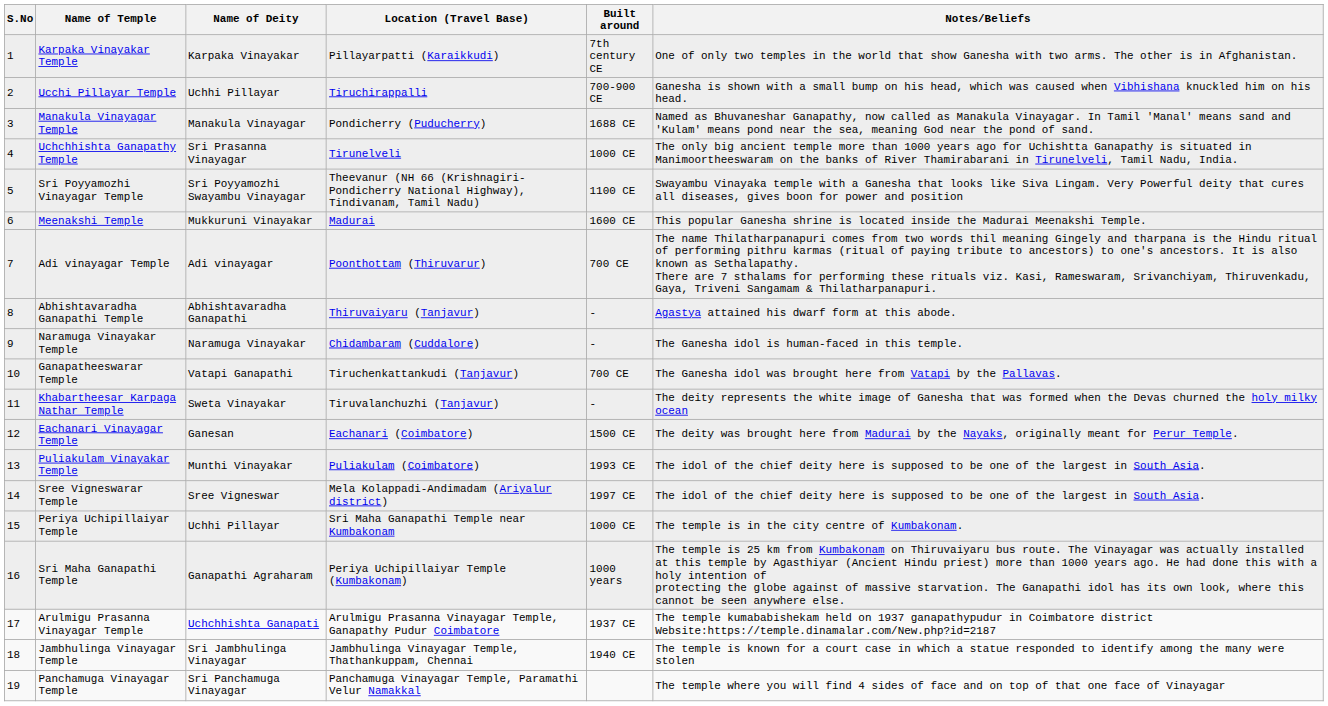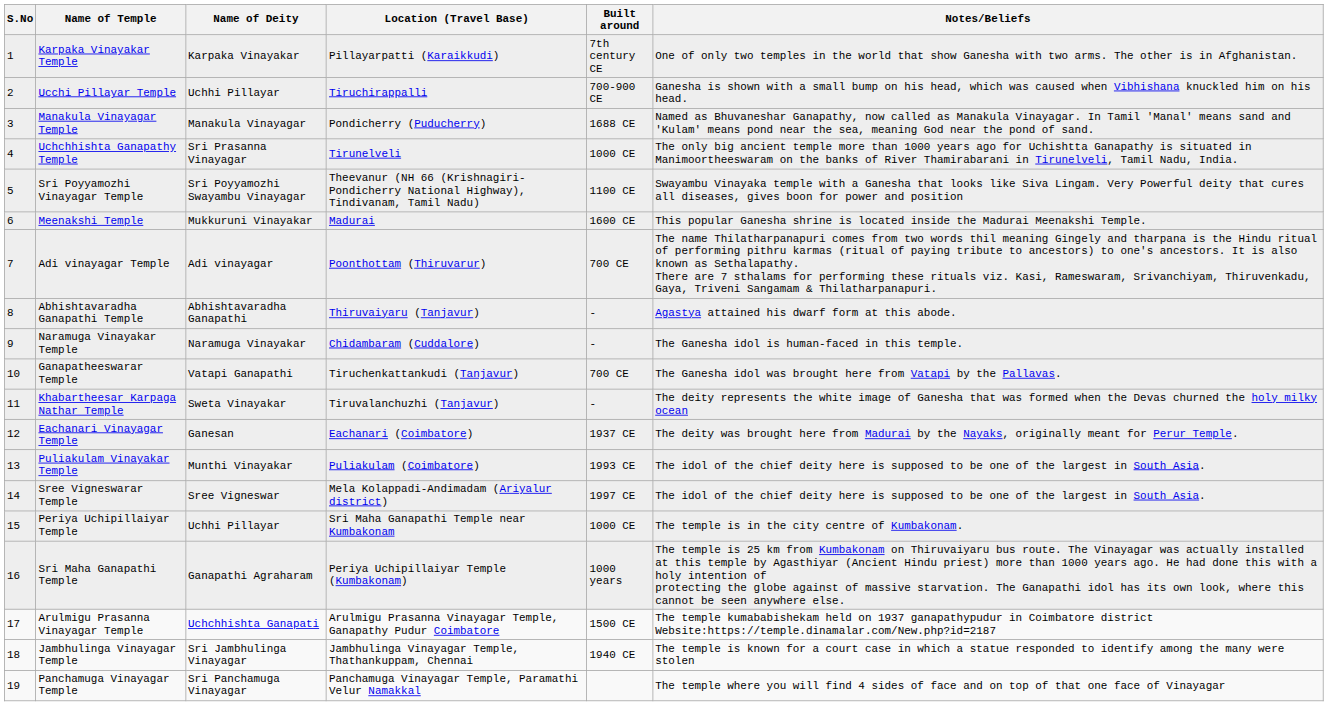(612, 435) 1500 CE -> (612, 435) 1937 CE
(612, 625) 1937 CE -> (612, 625) 1500 CE
